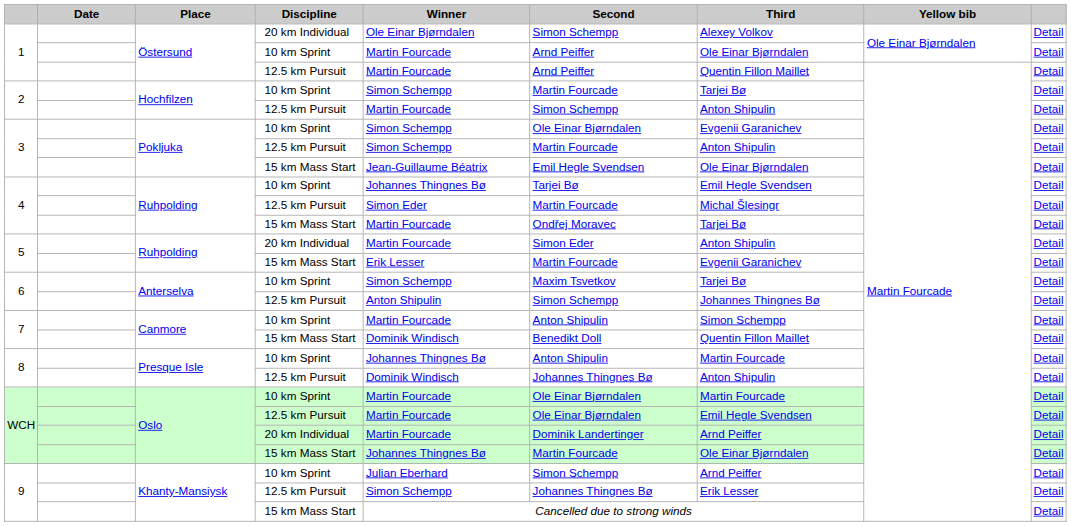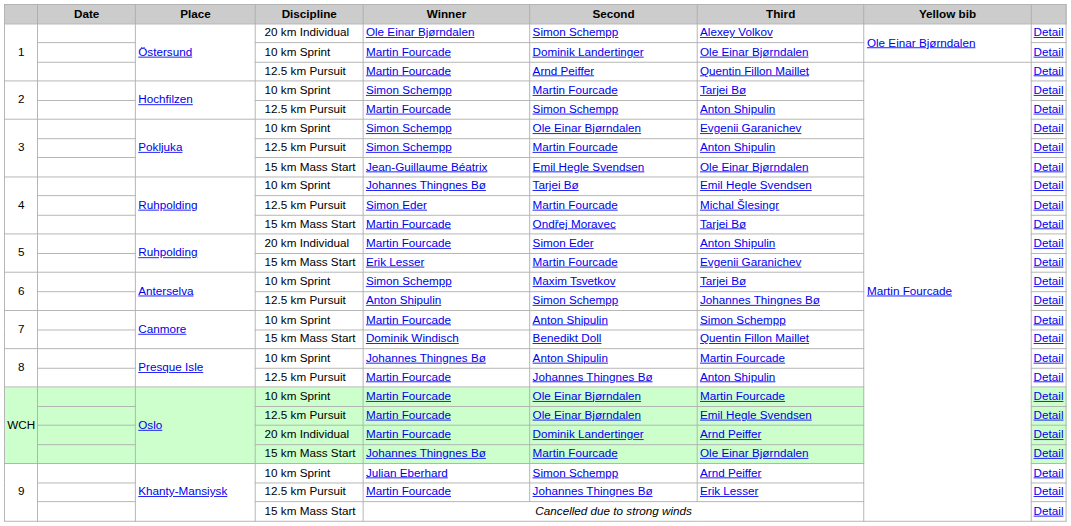(563, 52) Arnd Peiffer -> (588, 52) Dominik Landertinger
(412, 377) Dominik Windisch -> (408, 377) Martin Fourcade
(409, 491) Simon Schempp -> (408, 491) Martin Fourcade
